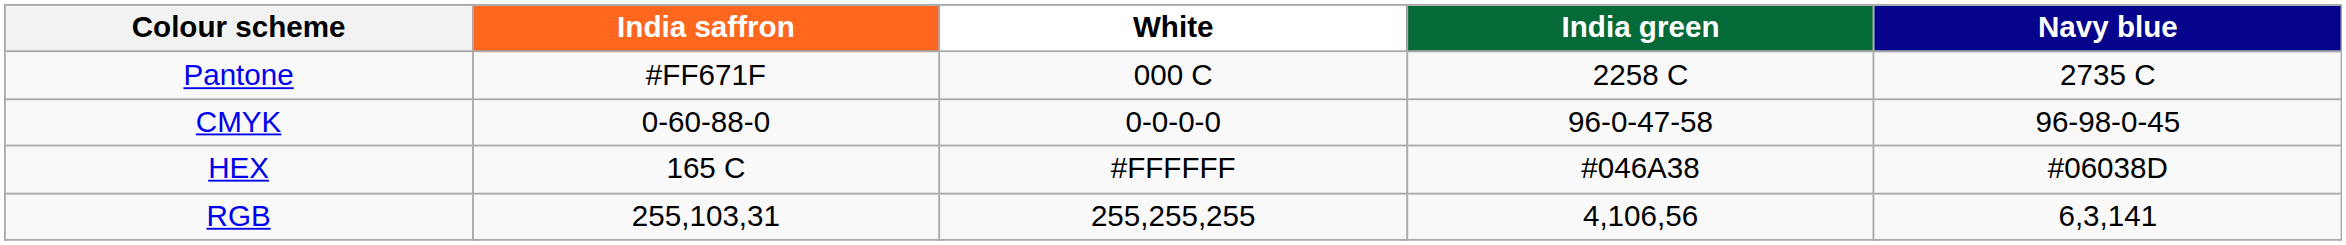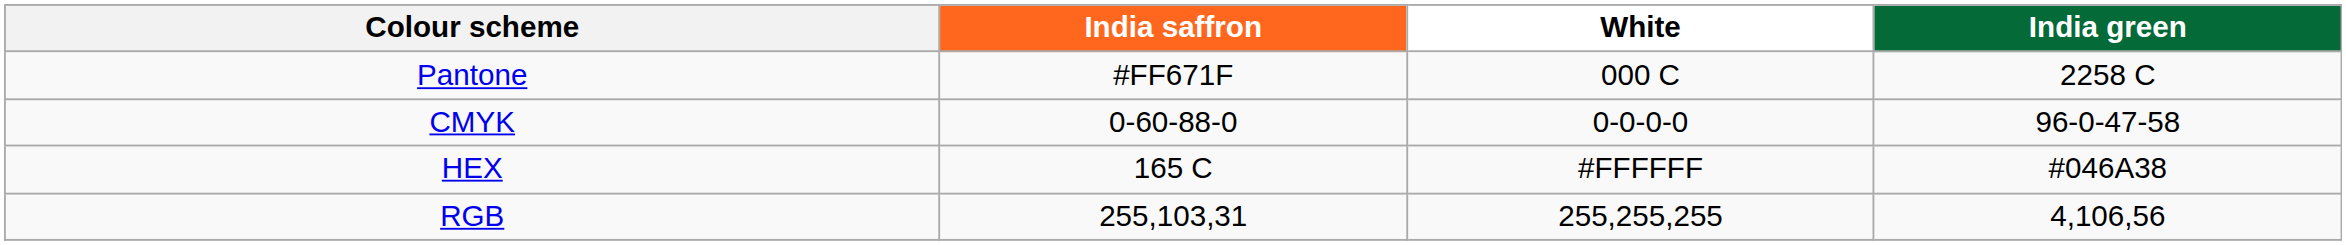- column: (2108, 27)
